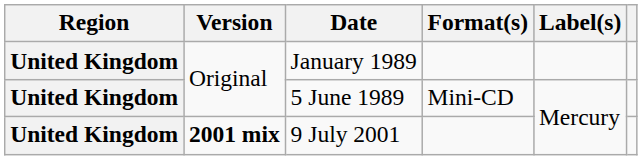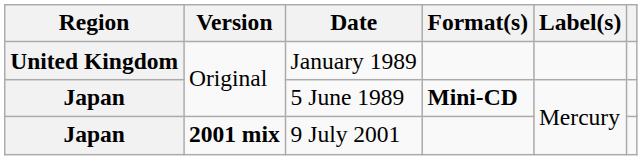(94, 97) United Kingdom -> (94, 97) Japan
(471, 97) normal -> (473, 97) bold
(94, 135) United Kingdom -> (94, 135) Japan
